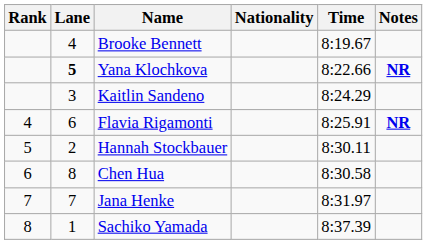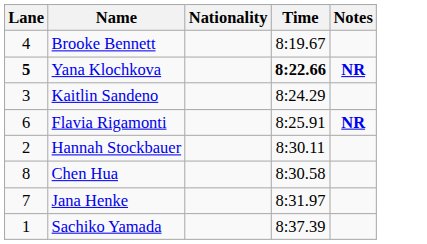- column: (28, 17)
(346, 69) normal -> (300, 69) bold
